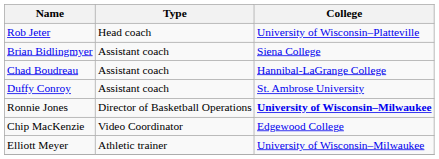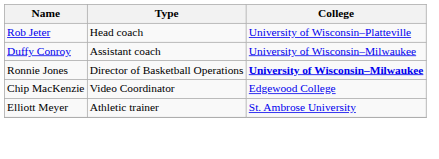- row: (50, 51)
- row: (43, 70)
(311, 89) St. Ambrose University -> (332, 51) University of Wisconsin–Milwaukee
(341, 145) University of Wisconsin–Milwaukee -> (302, 108) St. Ambrose University
